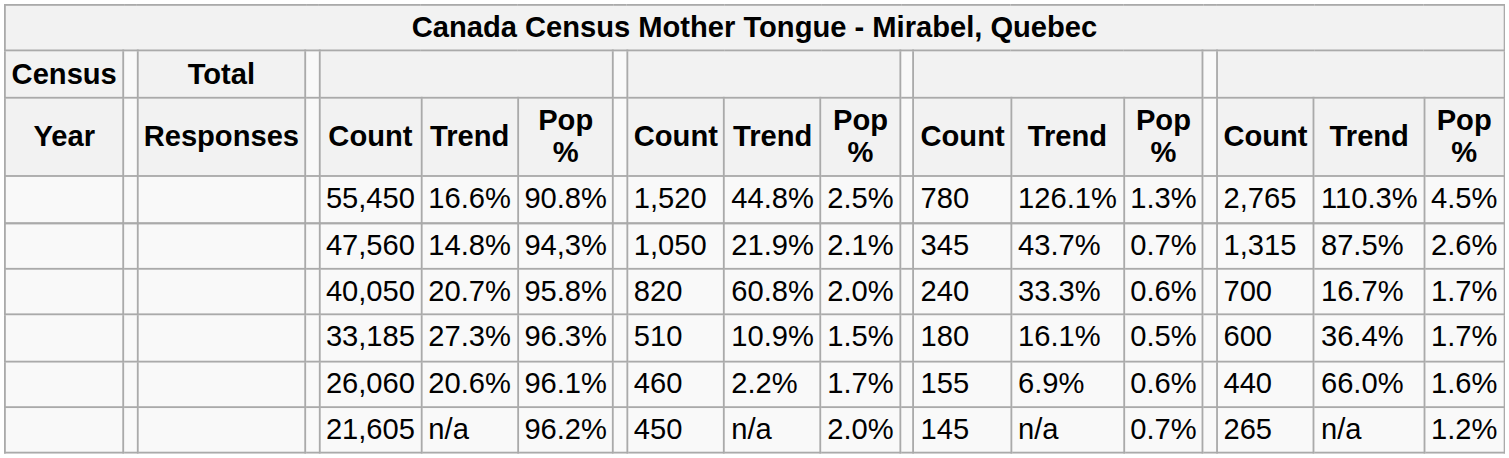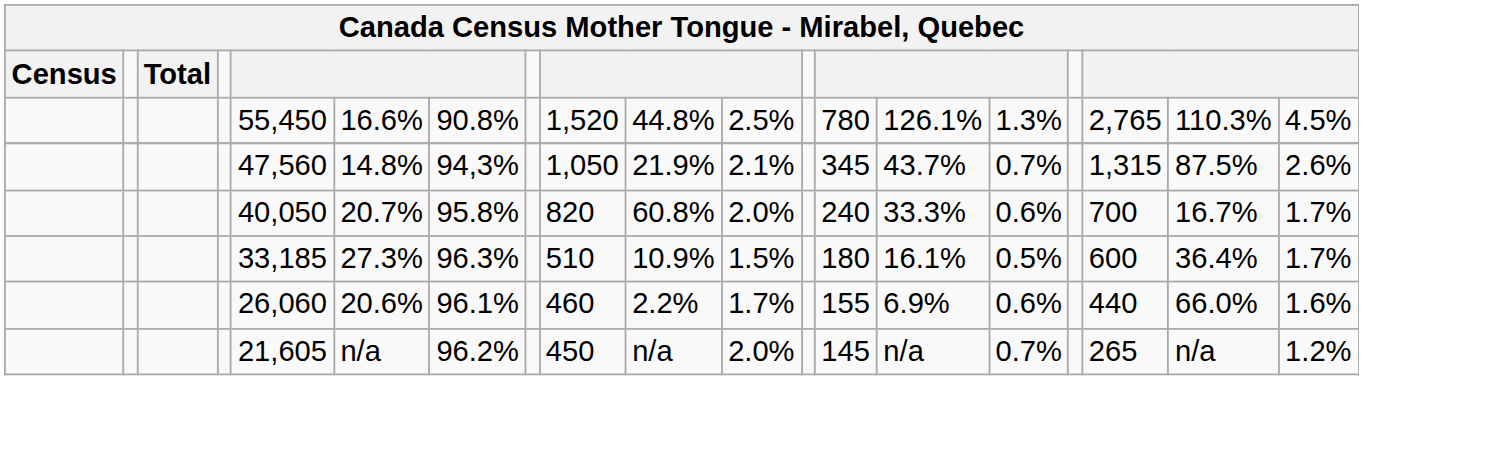- row: (64, 136)
